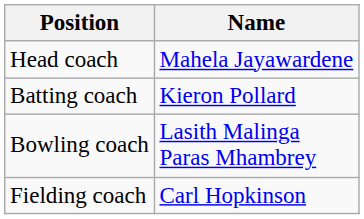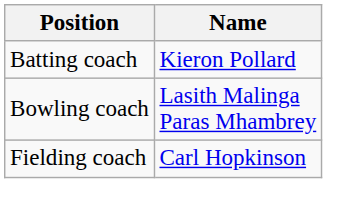- row: (64, 59)
